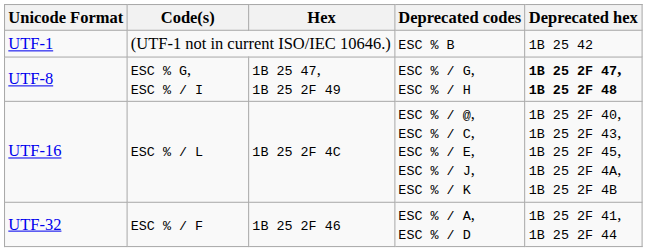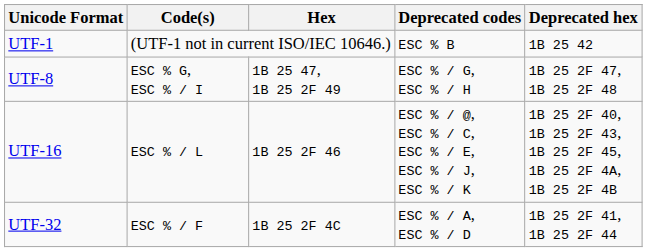(575, 79) bold -> (575, 79) normal
(297, 153) 1B 25 2F 4C -> (297, 153) 1B 25 2F 46
(297, 226) 1B 25 2F 46 -> (297, 226) 1B 25 2F 4C
